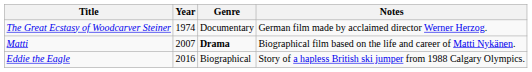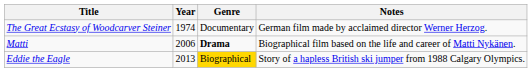(185, 43) 2007 -> (185, 43) 2006
(185, 59) 2016 -> (185, 59) 2013
(225, 59) no background -> (225, 59) gold background
